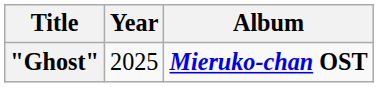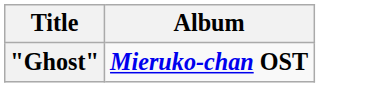- column: (134, 23)
